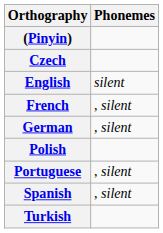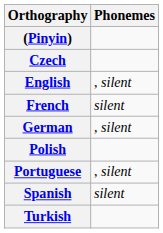(109, 82) silent -> (113, 82) , silent
(113, 104) , silent -> (109, 104) silent
(113, 194) , silent -> (109, 194) silent
